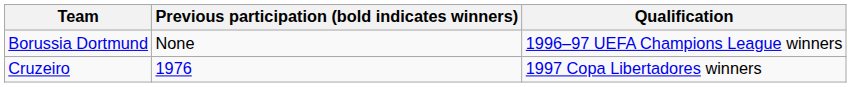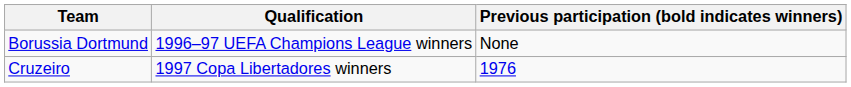columns swapped: (684, 17) <-> (337, 17)
